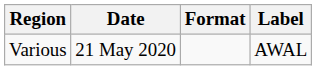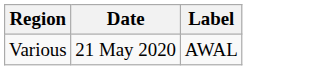- column: (215, 19)
